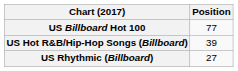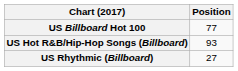(211, 43) 39 -> (211, 43) 93
